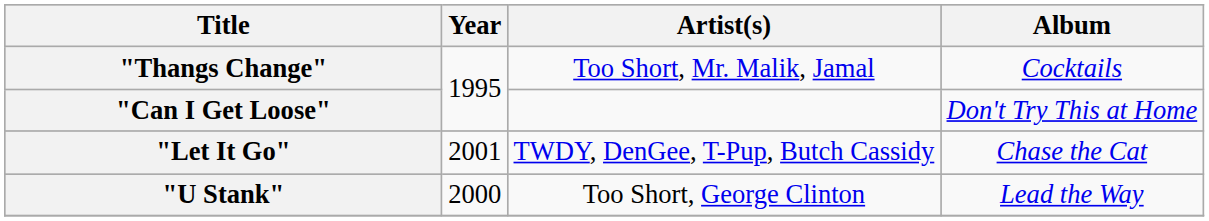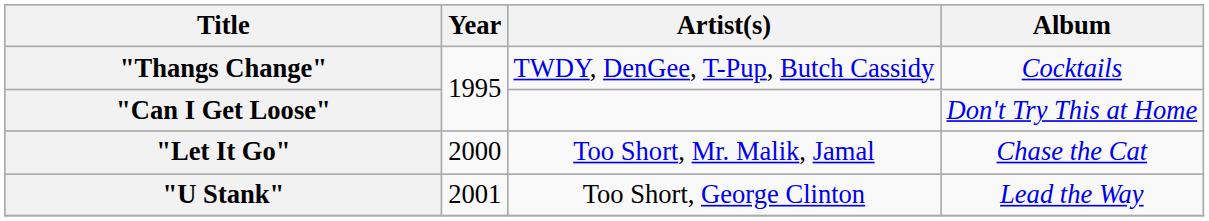(724, 67) Too Short, Mr. Malik, Jamal -> (724, 67) TWDY, DenGee, T-Pup, Butch Cassidy
(475, 151) 2001 -> (475, 151) 2000
(724, 151) TWDY, DenGee, T-Pup, Butch Cassidy -> (724, 151) Too Short, Mr. Malik, Jamal
(475, 194) 2000 -> (475, 194) 2001
